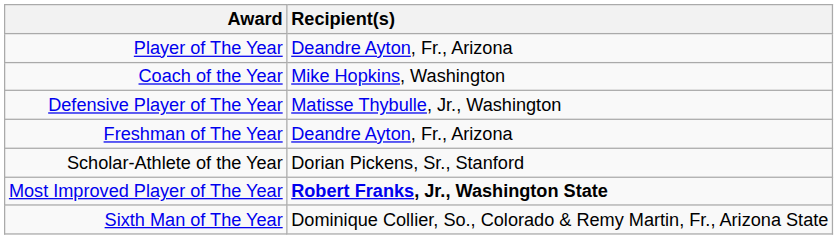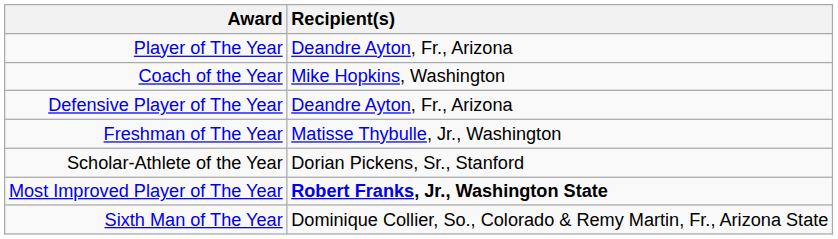(426, 105) Matisse Thybulle, Jr., Washington -> (402, 105) Deandre Ayton, Fr., Arizona
(402, 134) Deandre Ayton, Fr., Arizona -> (426, 134) Matisse Thybulle, Jr., Washington
